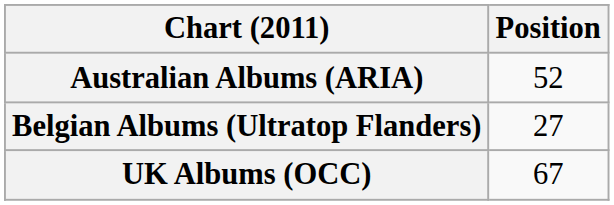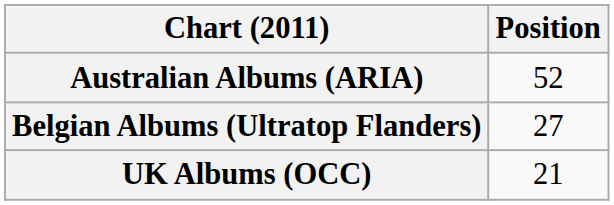(548, 174) 67 -> (548, 174) 21
